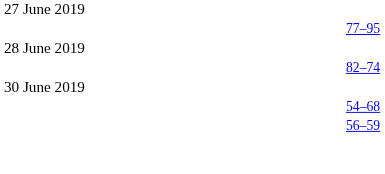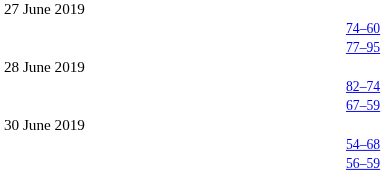+ row: (152, 29)
+ row: (152, 106)
